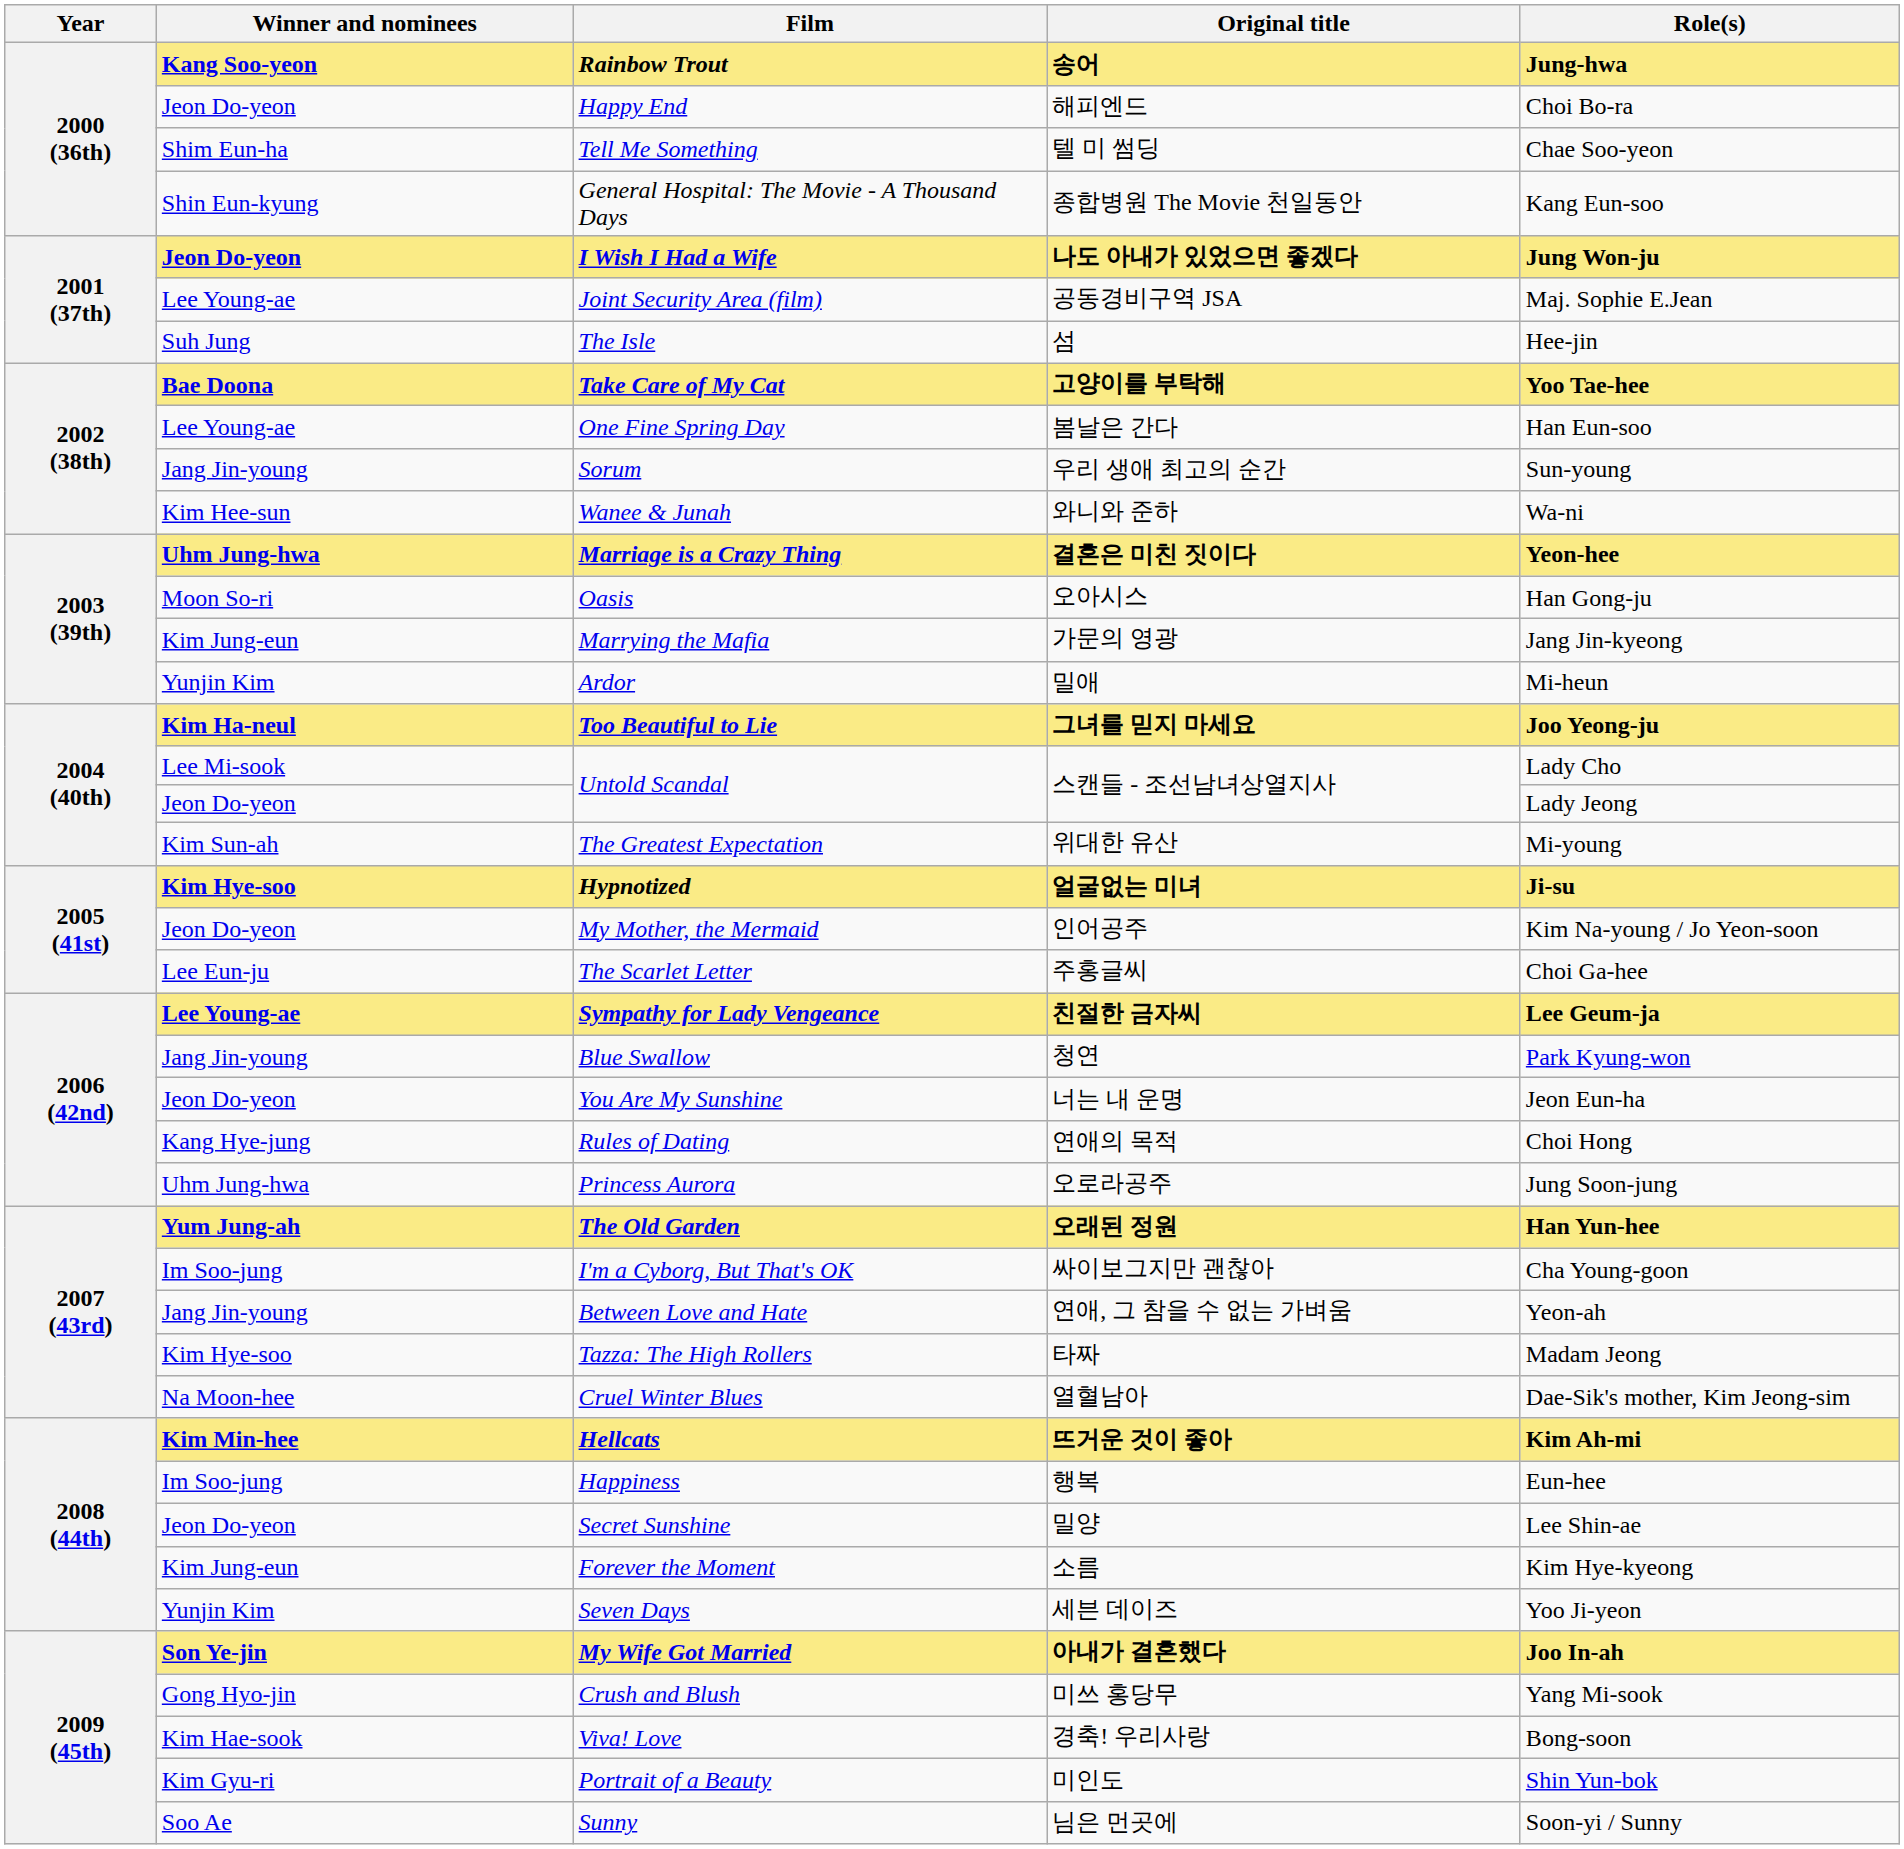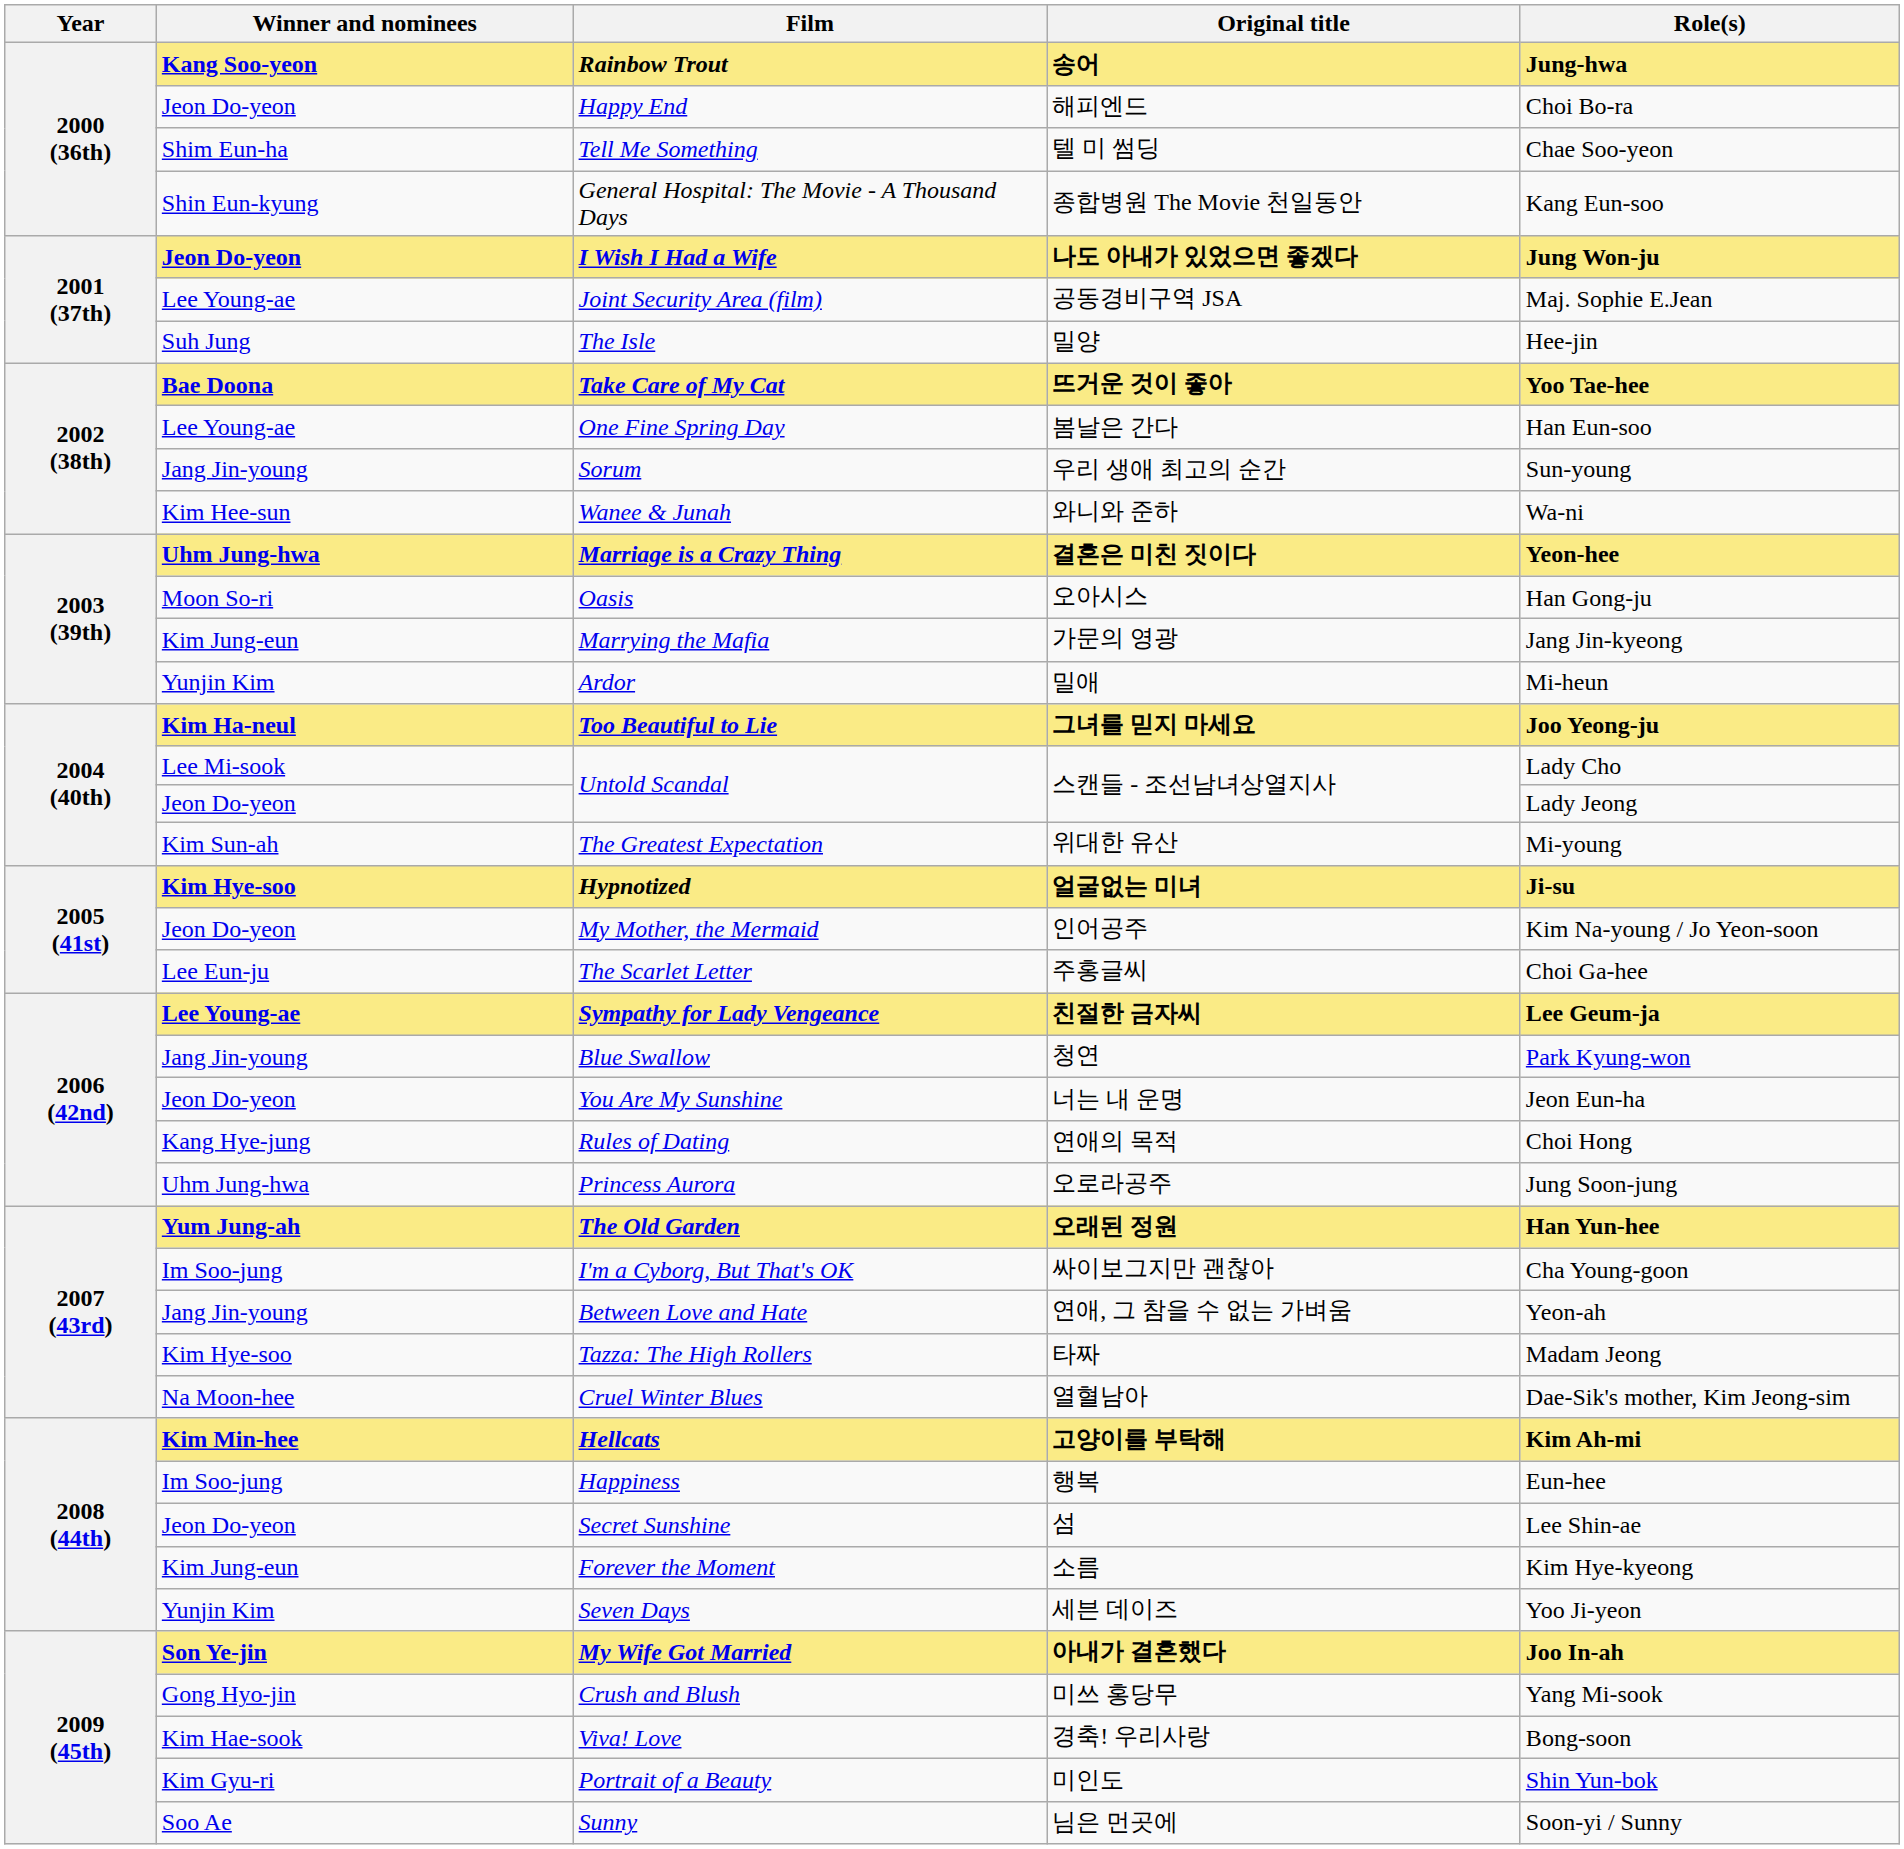(1064, 340) 섬 -> (1076, 340) 밀양
(1139, 383) 고양이를 부탁해 -> (1142, 383) 뜨거운 것이 좋아
(1142, 1438) 뜨거운 것이 좋아 -> (1139, 1438) 고양이를 부탁해
(1076, 1523) 밀양 -> (1064, 1523) 섬
